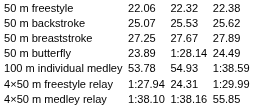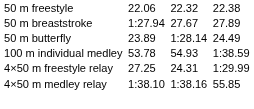- row: (45, 23)
(142, 38) 27.25 -> (146, 23) 1:27.94
(146, 84) 1:27.94 -> (142, 69) 27.25
